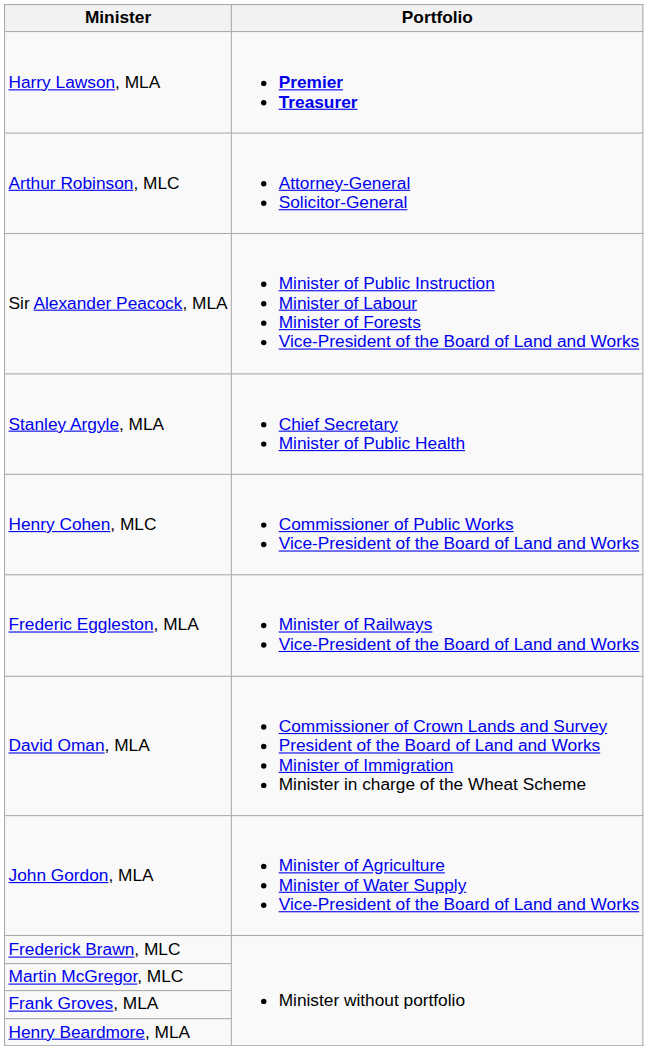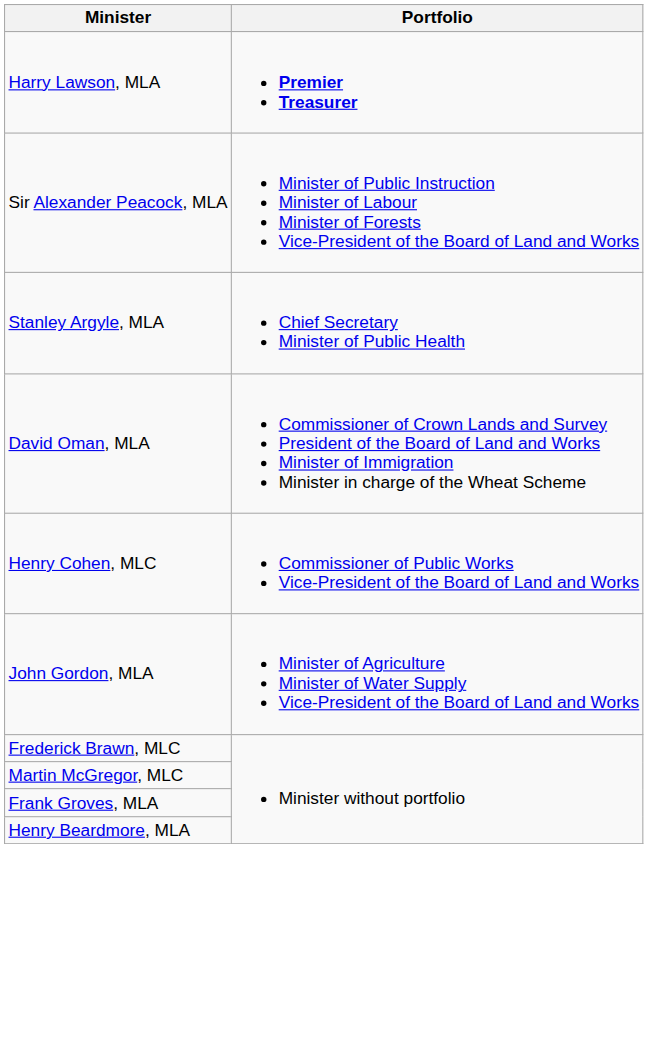- row: (94, 183)
rows swapped: (79, 745) <-> (82, 524)
- row: (104, 625)
